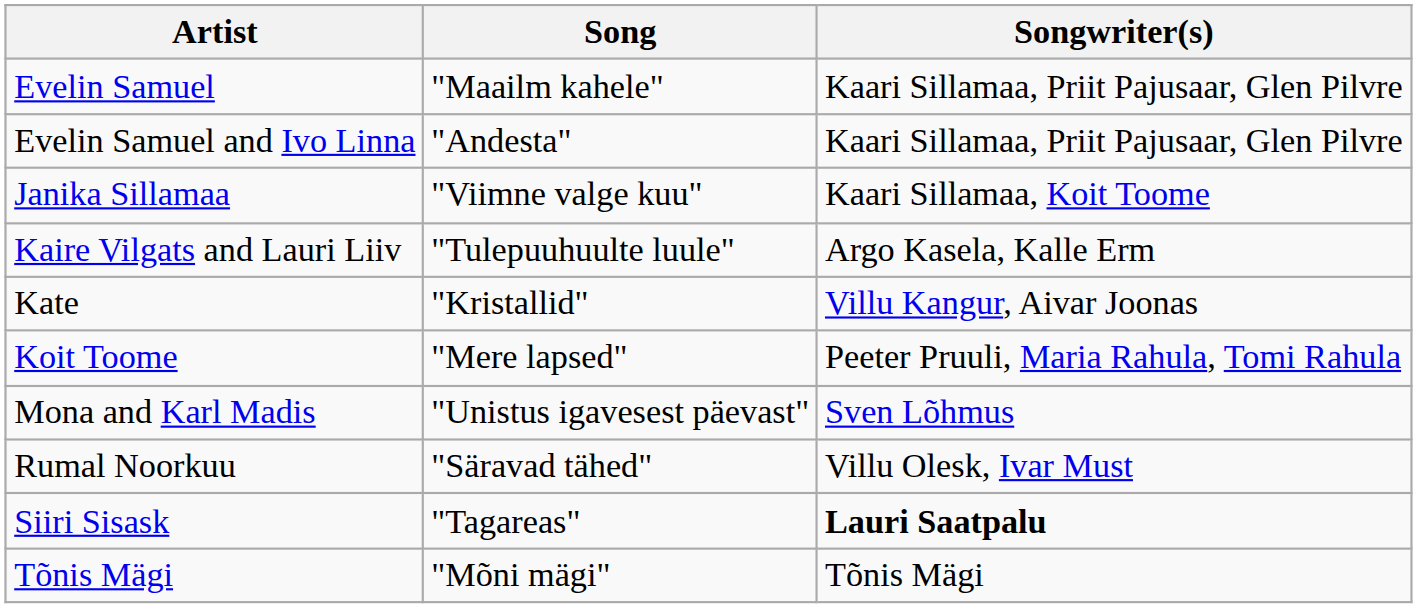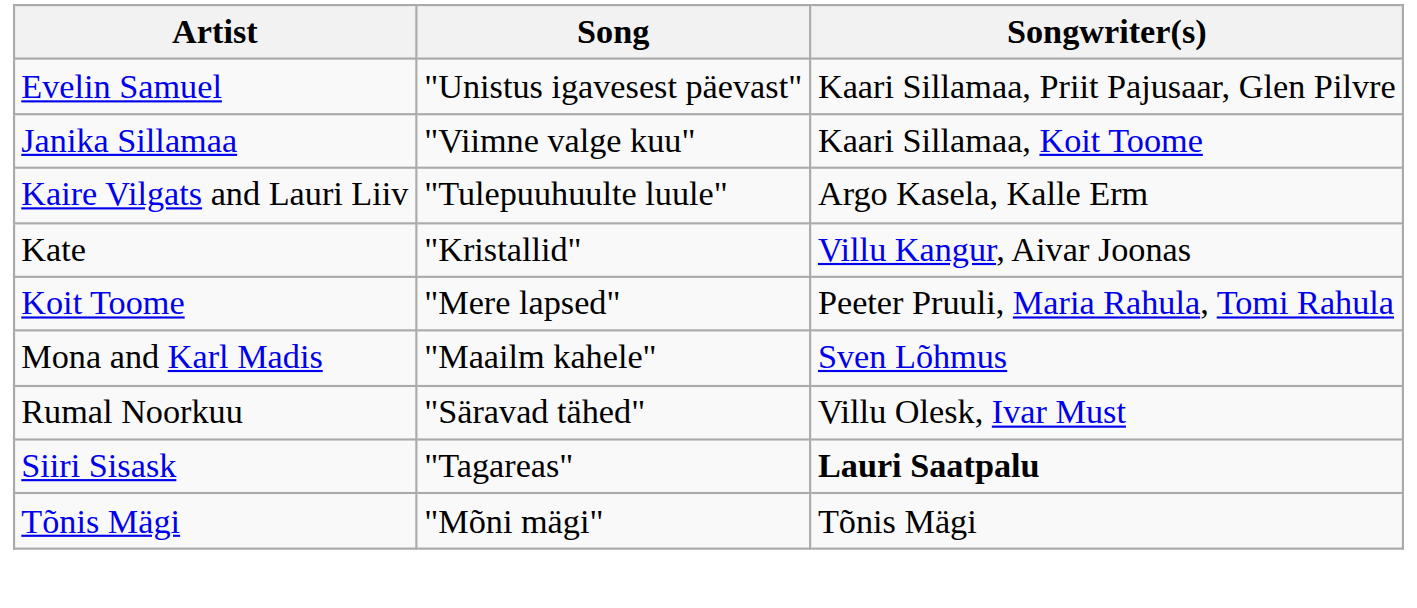(547, 85) "Maailm kahele" -> (613, 85) "Unistus igavesest päevast"
- row: (215, 140)
(620, 411) "Unistus igavesest päevast" -> (540, 357) "Maailm kahele"
